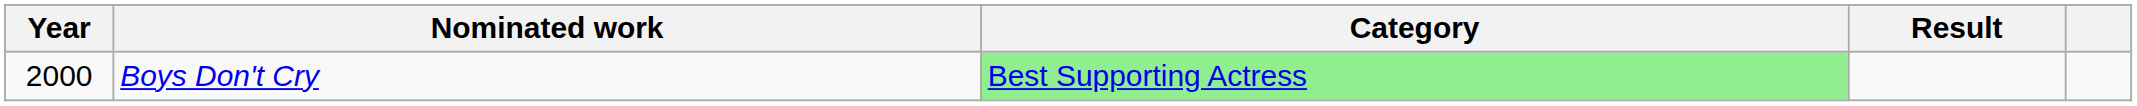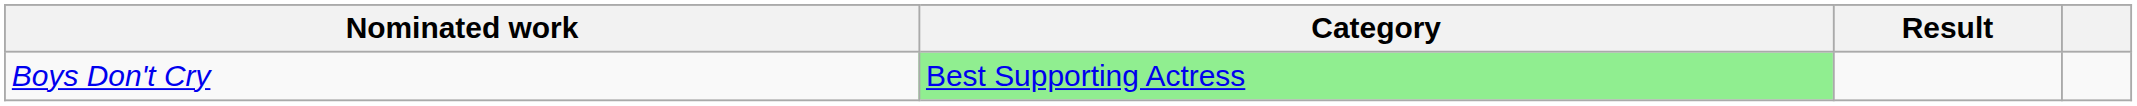- column: (59, 28)
